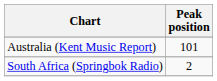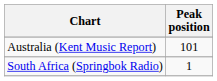(189, 66) 2 -> (189, 66) 1
